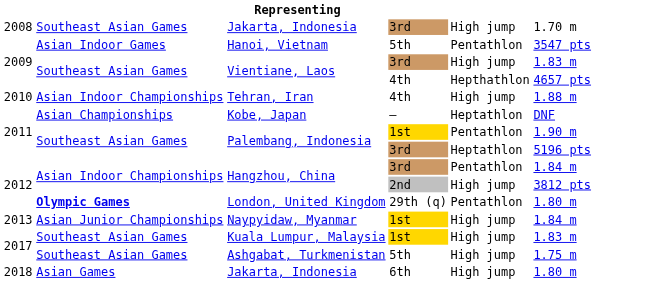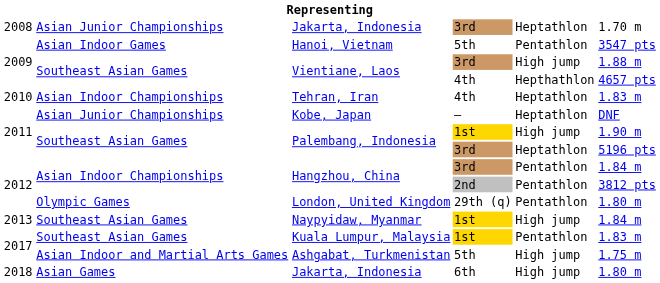(112, 27) Southeast Asian Games -> (130, 27) Asian Junior Championships
(483, 27) High jump -> (551, 27) Heptathlon
(555, 62) 1.83 m -> (620, 62) 1.88 m
(483, 97) High jump -> (551, 97) Heptathlon
(555, 97) 1.88 m -> (620, 97) 1.83 m
(105, 115) Asian Championships -> (130, 115) Asian Junior Championships
(487, 132) Pentathlon -> (548, 132) High jump
(483, 184) High jump -> (551, 184) Pentathlon
(83, 202) bold -> (83, 202) normal
(130, 219) Asian Junior Championships -> (112, 219) Southeast Asian Games
(483, 237) High jump -> (551, 237) Pentathlon
(112, 254) Southeast Asian Games -> (162, 254) Asian Indoor and Martial Arts Games
